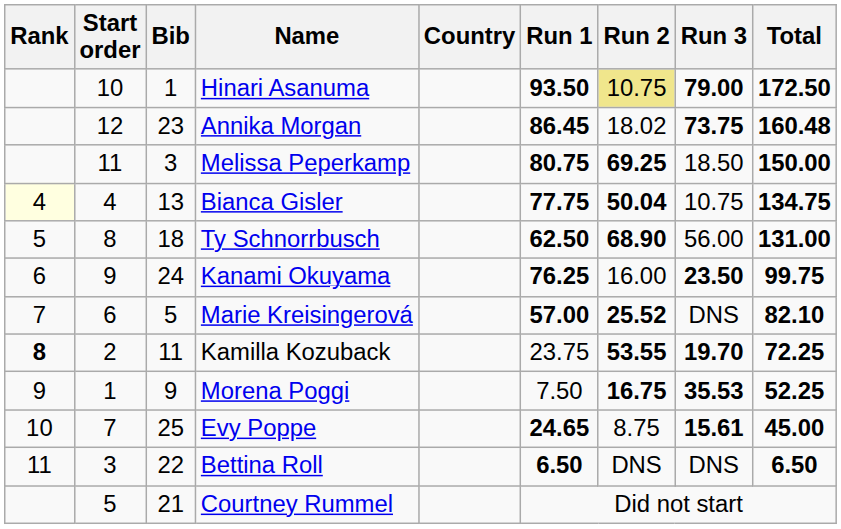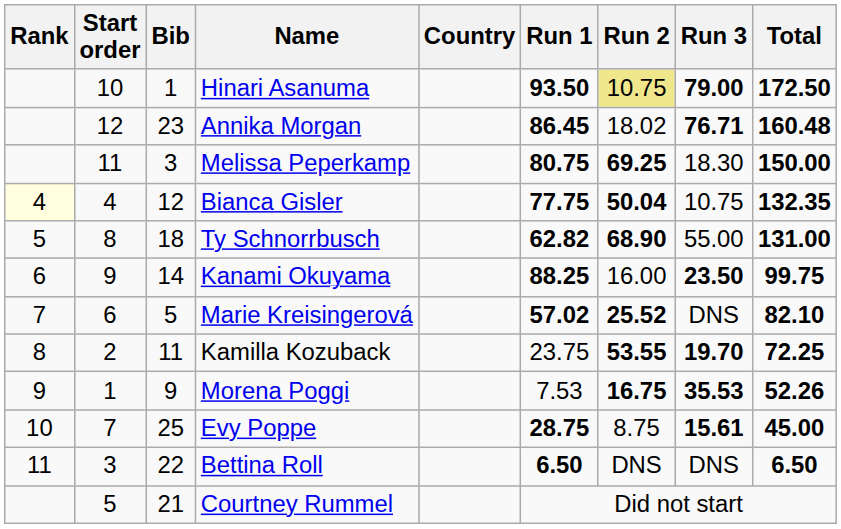(714, 125) 73.75 -> (714, 125) 76.71
(714, 163) 18.50 -> (714, 163) 18.30
(171, 201) 13 -> (171, 201) 12
(794, 201) 134.75 -> (794, 201) 132.35
(559, 239) 62.50 -> (559, 239) 62.82
(714, 239) 56.00 -> (714, 239) 55.00
(171, 277) 24 -> (171, 277) 14
(559, 277) 76.25 -> (559, 277) 88.25
(559, 314) 57.00 -> (559, 314) 57.02
(39, 352) bold -> (39, 352) normal
(559, 390) 7.50 -> (559, 390) 7.53
(794, 390) 52.25 -> (794, 390) 52.26
(559, 428) 24.65 -> (559, 428) 28.75
